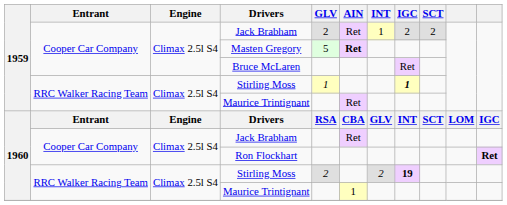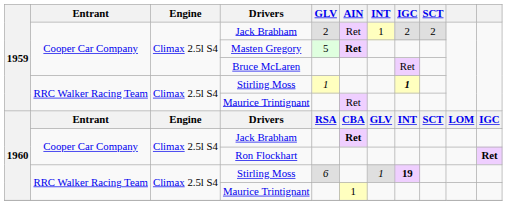(353, 138) normal -> (353, 138) bold
(326, 173) 2 -> (326, 173) 6
(381, 173) 2 -> (381, 173) 1
